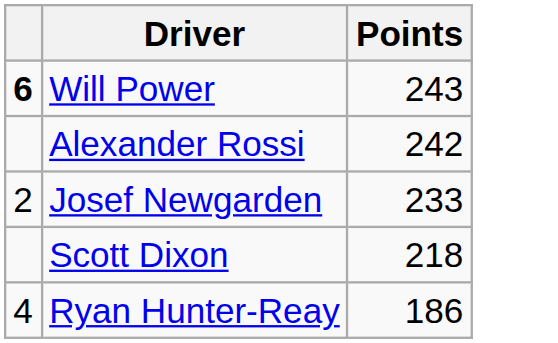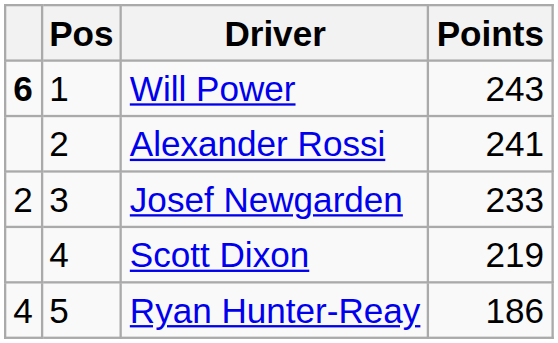+ column: (81, 33)
(434, 144) 242 -> (515, 144) 241
(434, 255) 218 -> (515, 255) 219
